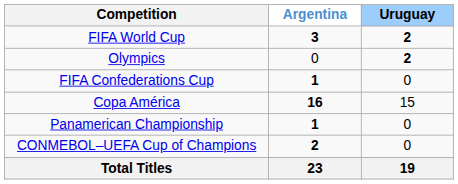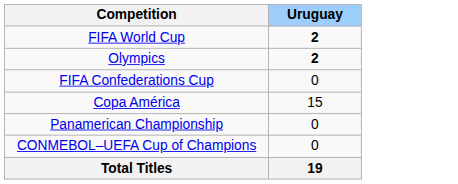- column: (315, 15)
